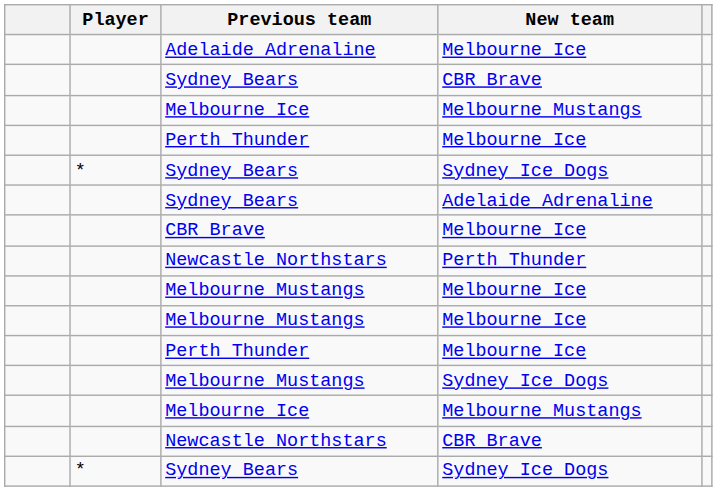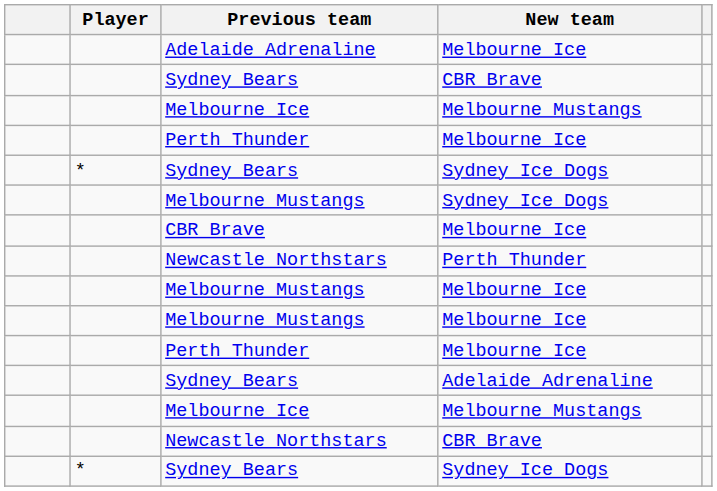rows swapped: (232, 200) <-> (265, 381)
